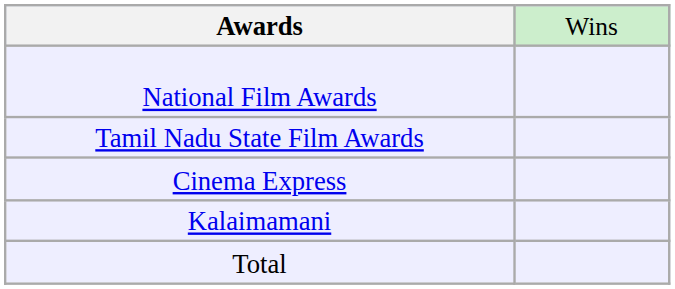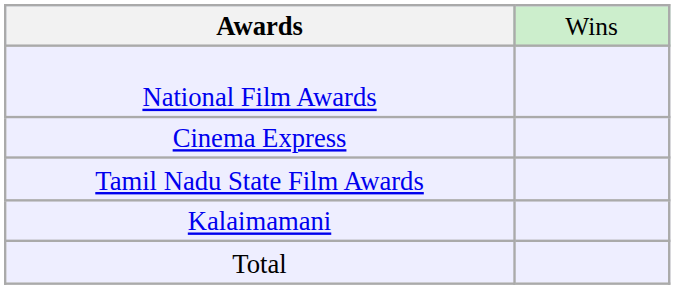rows swapped: (260, 138) <-> (260, 179)
